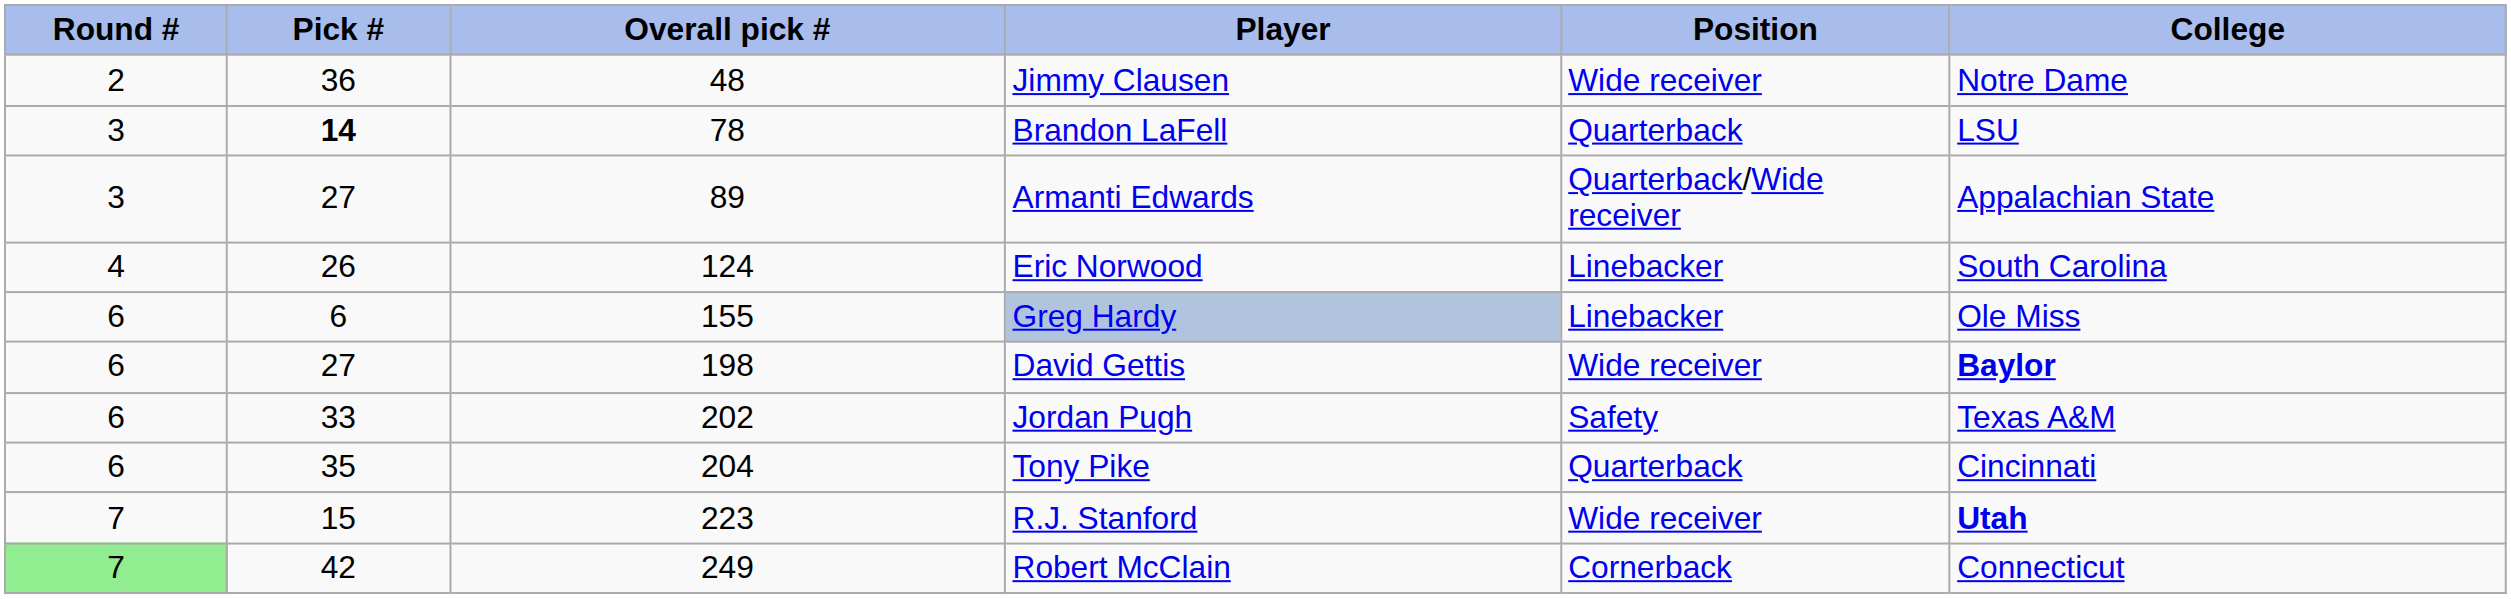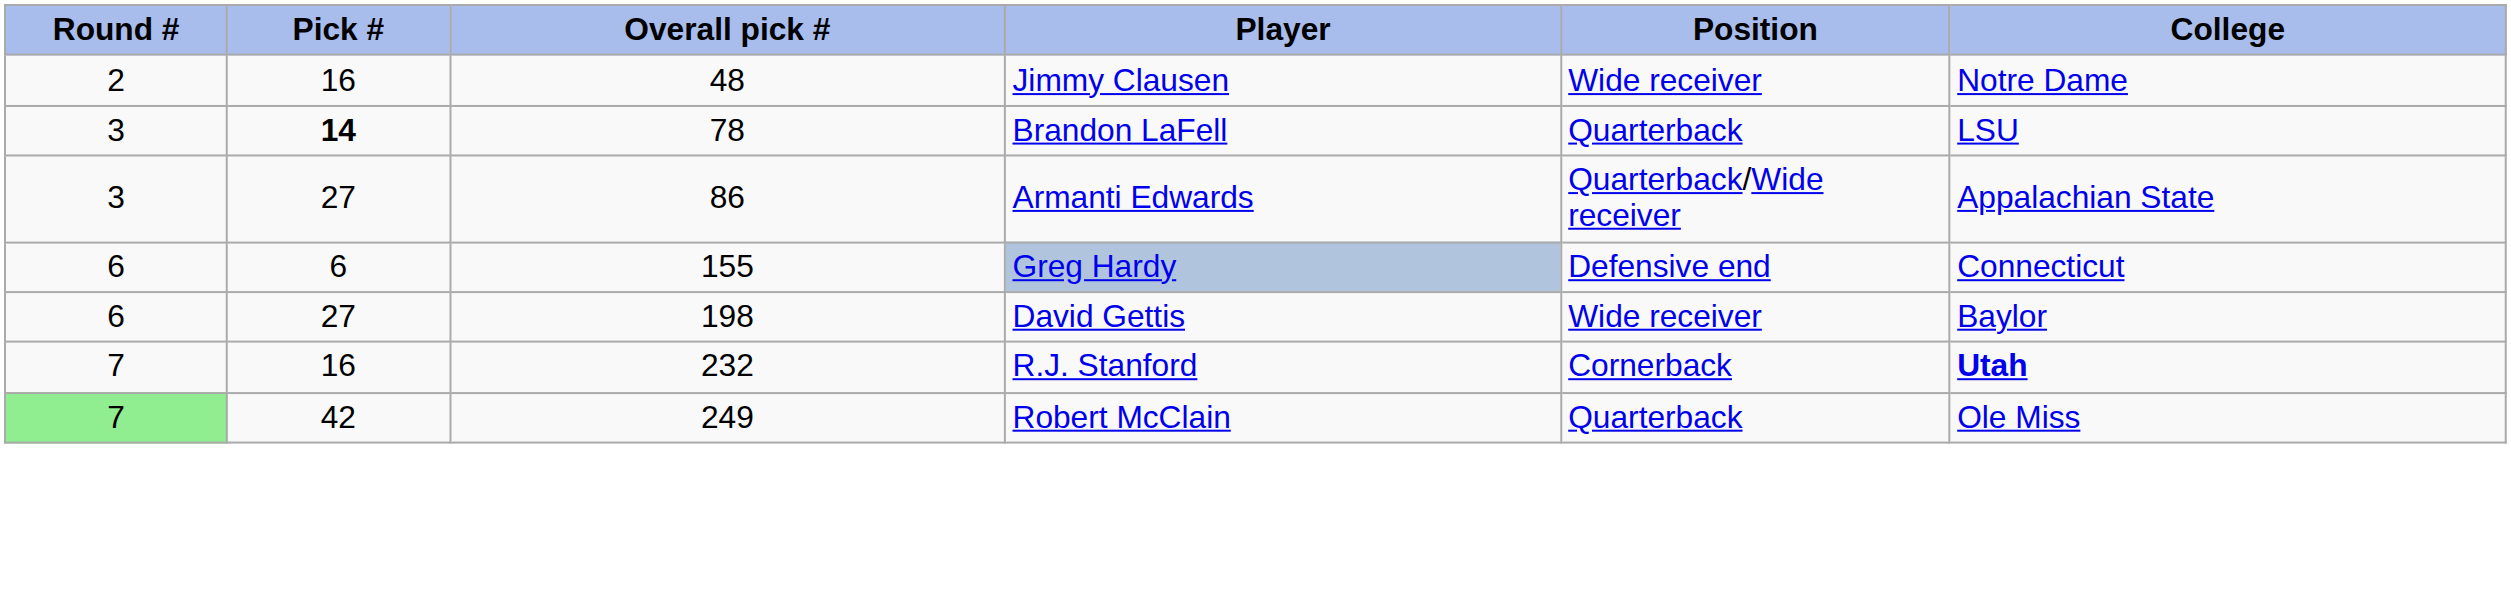(338, 79) 36 -> (338, 79) 16
(727, 198) 89 -> (727, 198) 86
- row: (1108, 266)
(1646, 316) Linebacker -> (1669, 266) Defensive end
(2019, 316) Ole Miss -> (2041, 266) Connecticut
(2006, 366) bold -> (2002, 316) normal
- row: (1102, 416)
- row: (1081, 467)
(338, 517) 15 -> (338, 366) 16
(727, 517) 223 -> (727, 366) 232
(1665, 517) Wide receiver -> (1650, 366) Cornerback
(1650, 567) Cornerback -> (1655, 416) Quarterback
(2041, 567) Connecticut -> (2019, 416) Ole Miss
